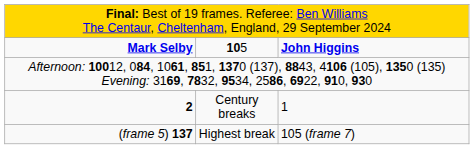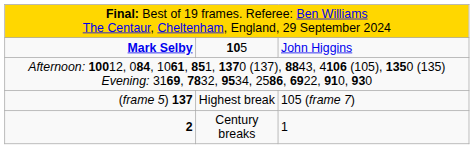(320, 47) bold -> (317, 47) normal
rows swapped: (156, 134) <-> (189, 107)
